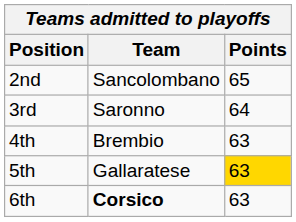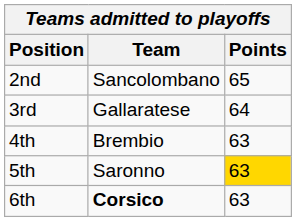(129, 110) Saronno -> (142, 110) Gallaratese
(142, 170) Gallaratese -> (129, 170) Saronno
